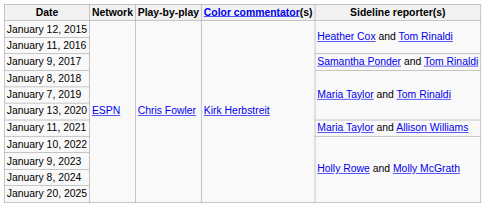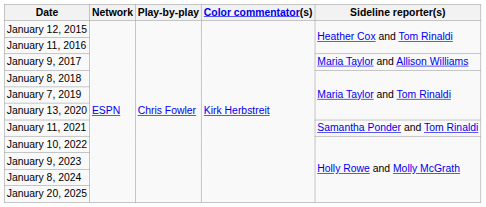(398, 62) Samantha Ponder and Tom Rinaldi -> (393, 62) Maria Taylor and Allison Williams
(393, 128) Maria Taylor and Allison Williams -> (398, 128) Samantha Ponder and Tom Rinaldi
